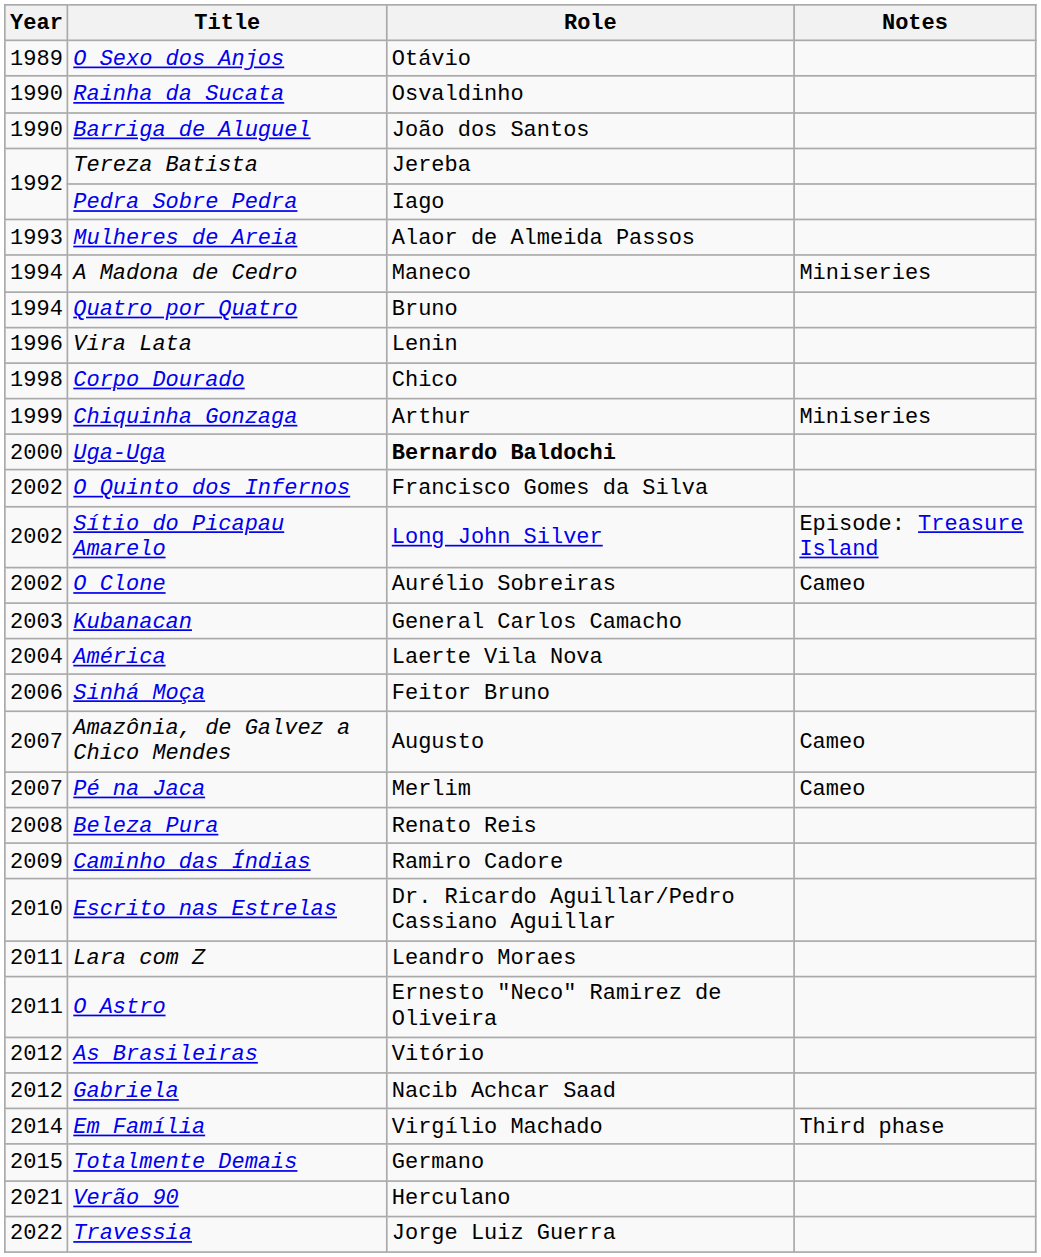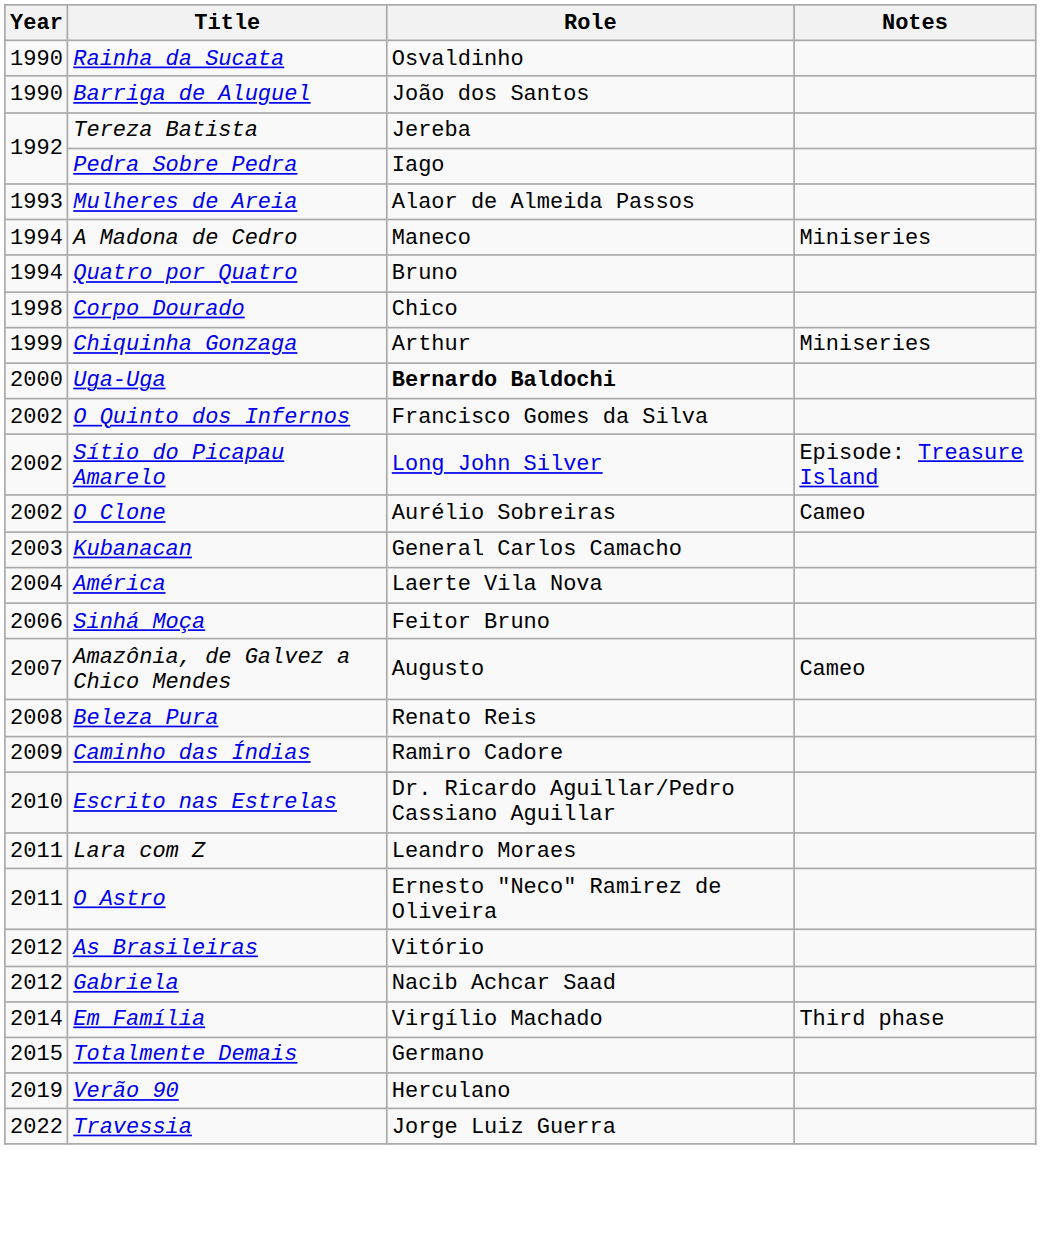- row: (179, 59)
- row: (133, 345)
- row: (139, 790)
(36, 1198) 2021 -> (36, 1091) 2019
